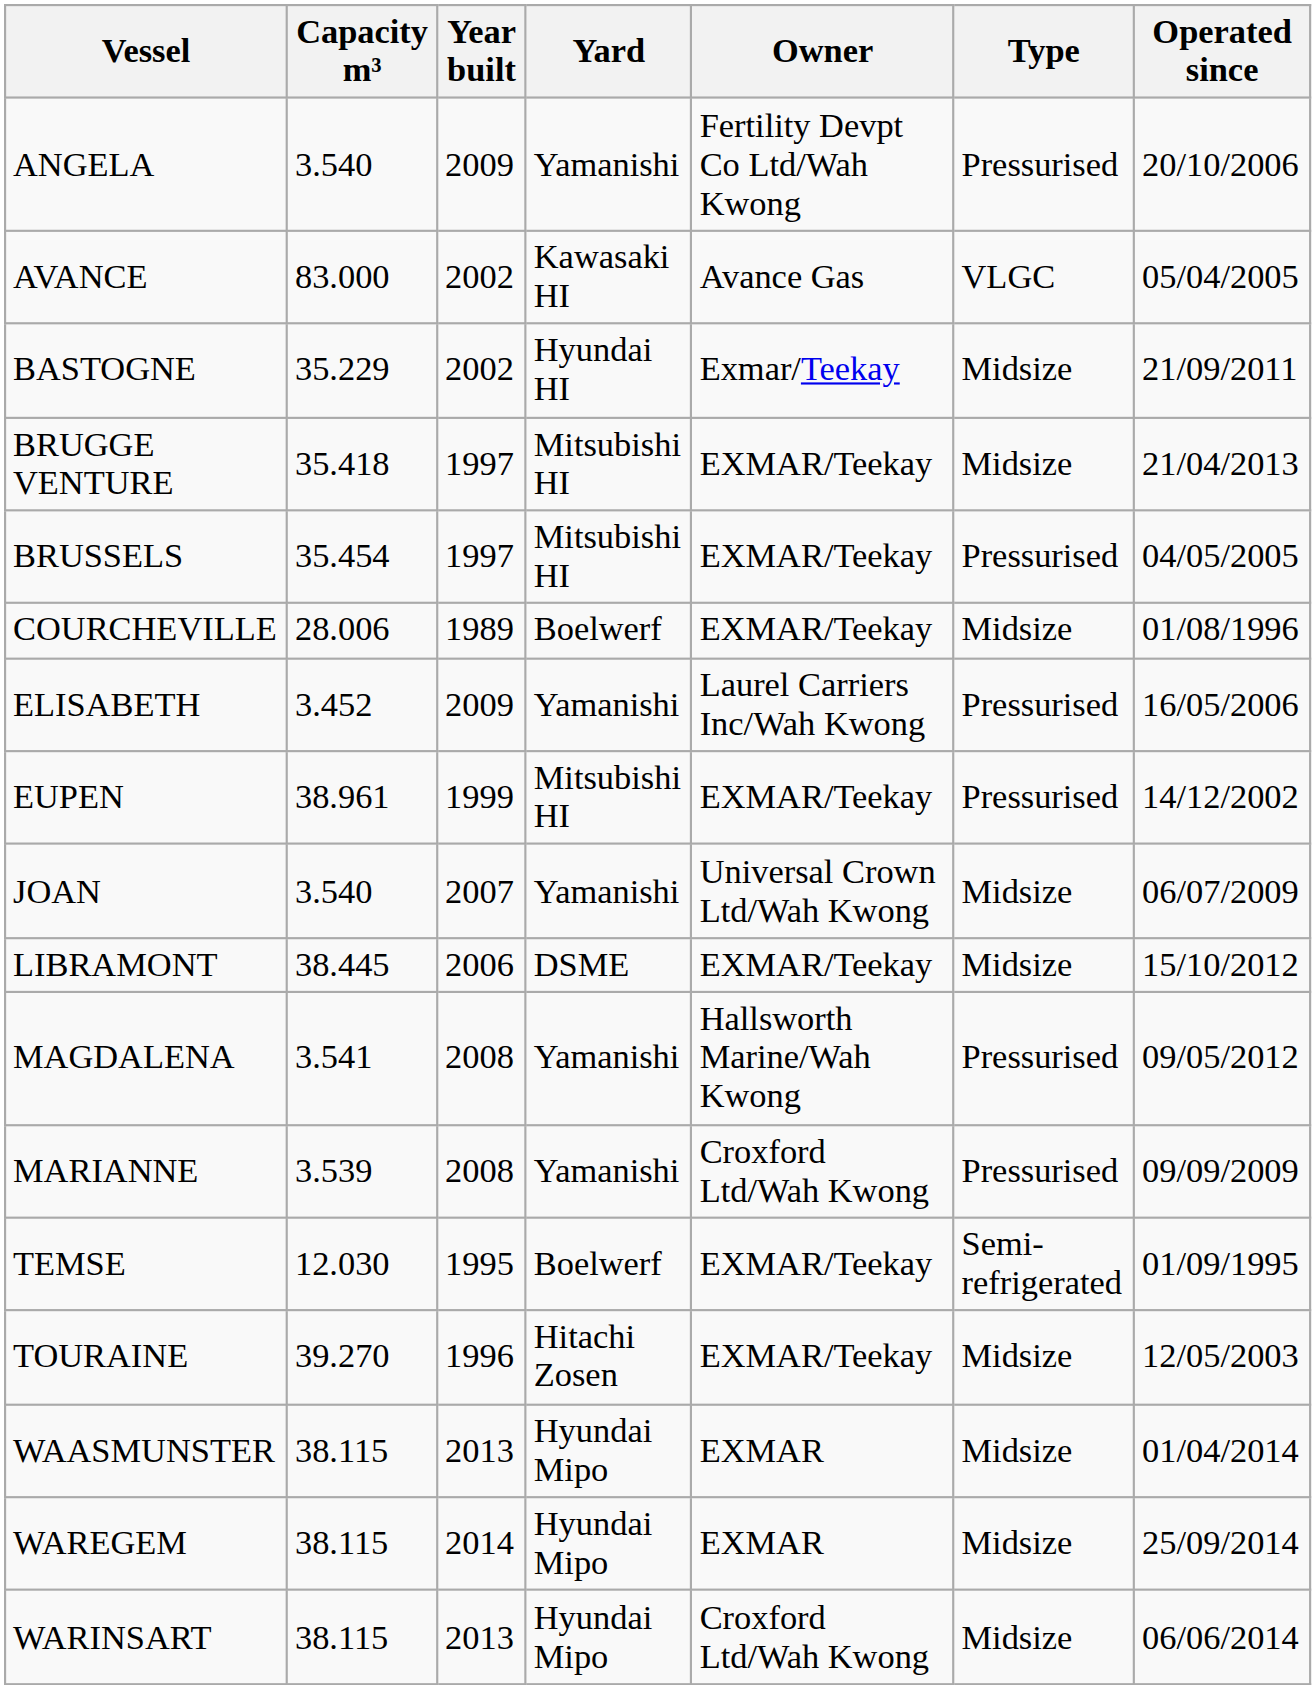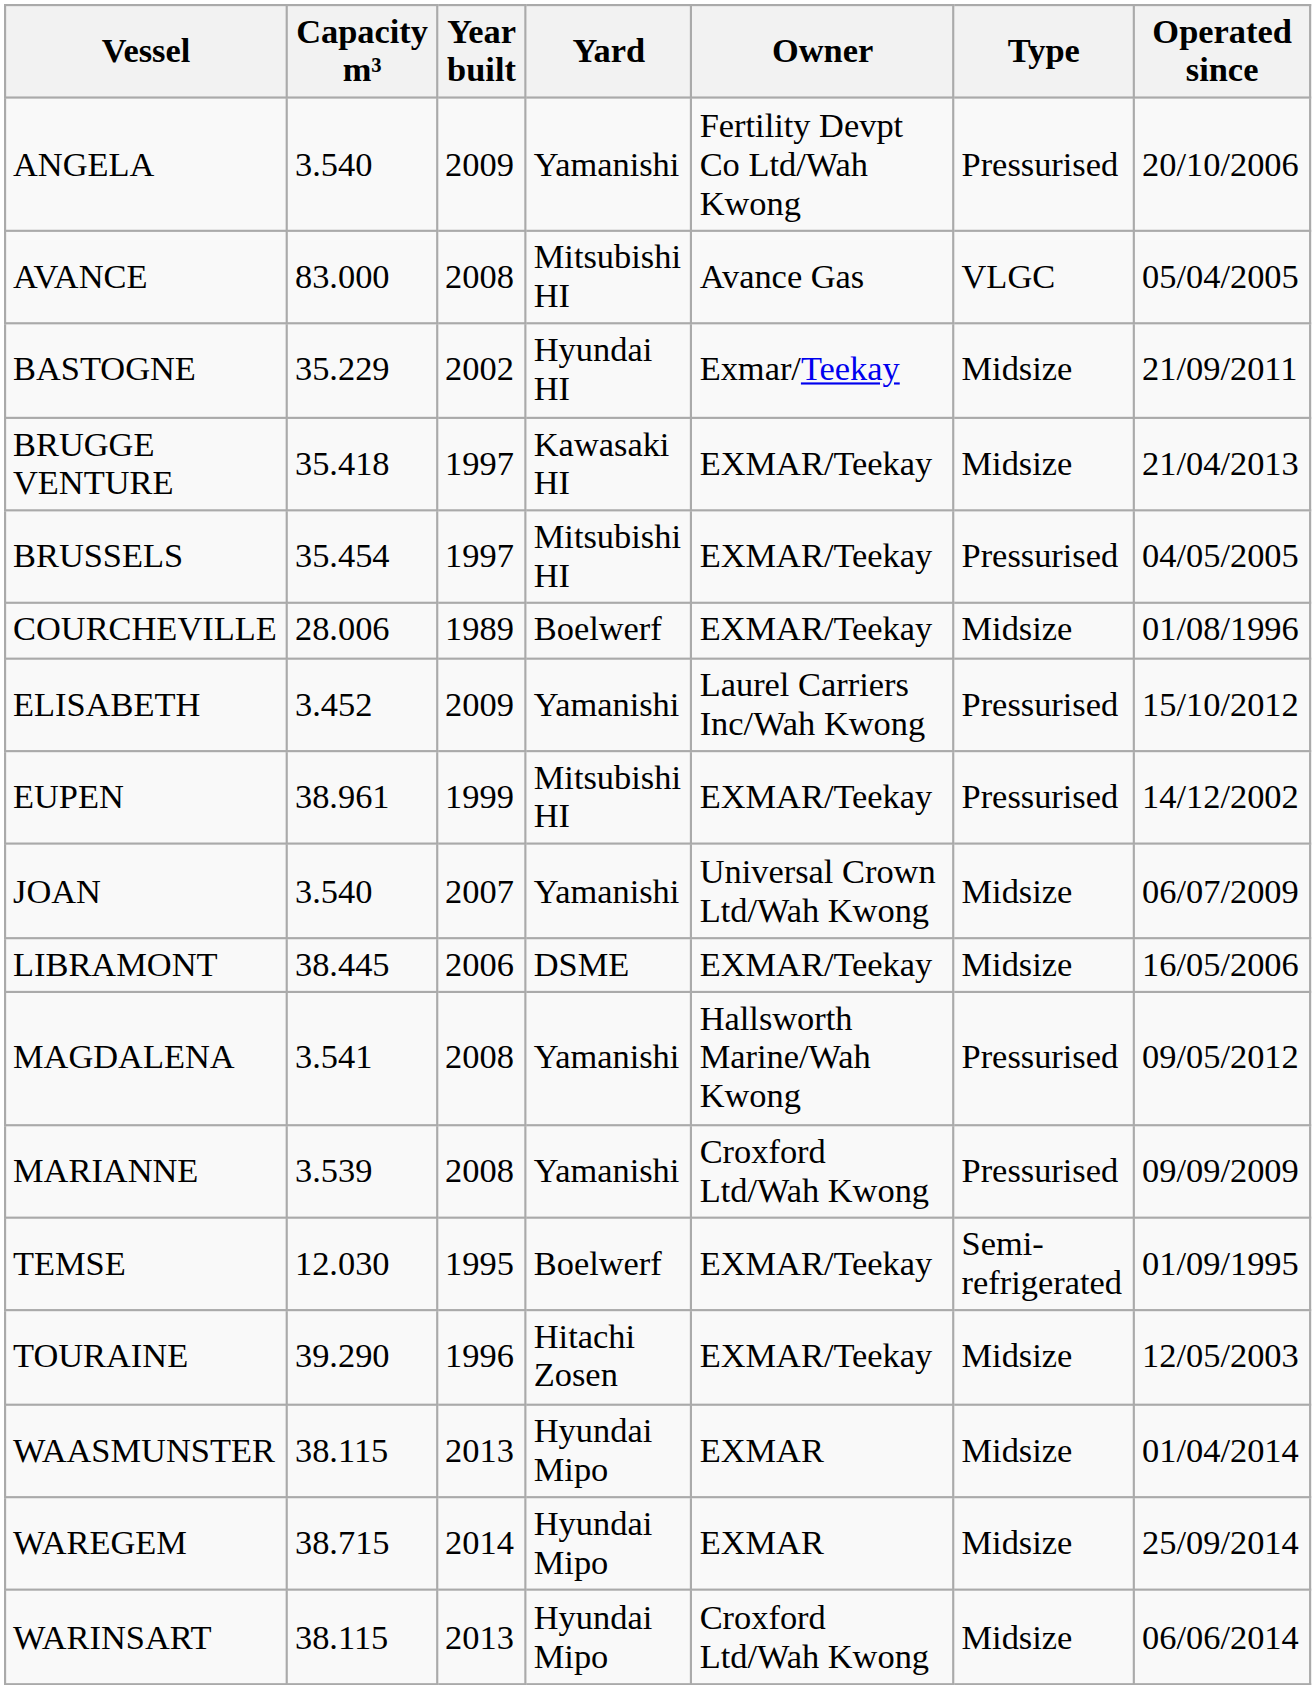(480, 276) 2002 -> (480, 276) 2008
(602, 276) Kawasaki HI -> (607, 276) Mitsubishi HI
(607, 462) Mitsubishi HI -> (602, 462) Kawasaki HI
(1220, 703) 16/05/2006 -> (1220, 703) 15/10/2012
(1220, 964) 15/10/2012 -> (1220, 964) 16/05/2006
(342, 1356) 39.270 -> (342, 1356) 39.290
(342, 1543) 38.115 -> (342, 1543) 38.715
